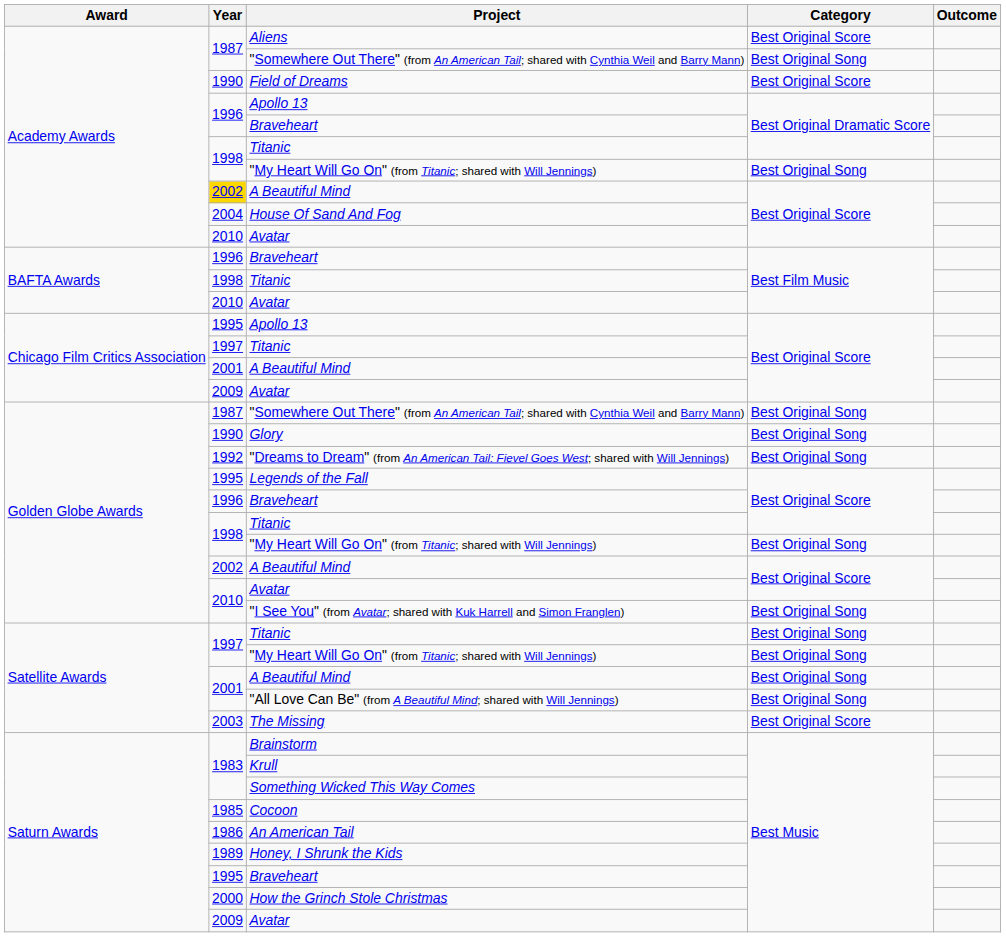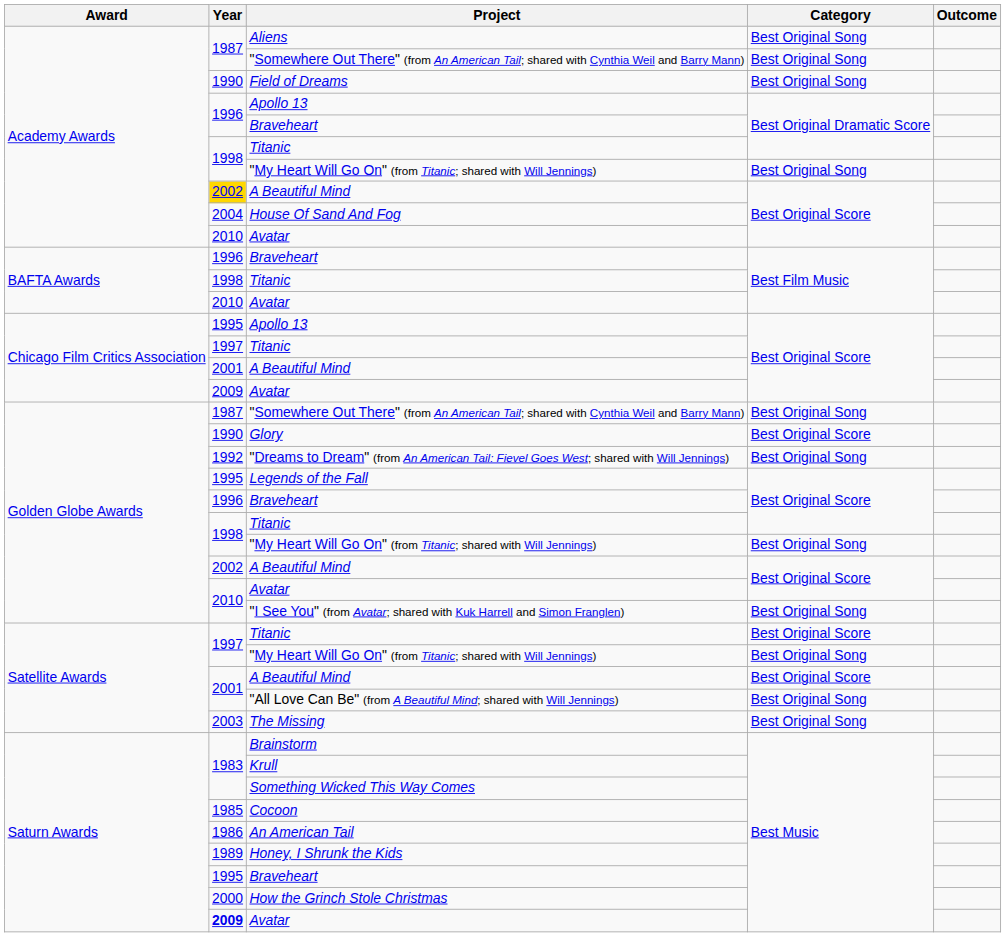(811, 37) Best Original Score -> (809, 37) Best Original Song
(811, 81) Best Original Score -> (809, 81) Best Original Song
(809, 434) Best Original Song -> (811, 434) Best Original Score
(809, 633) Best Original Song -> (811, 633) Best Original Score
(809, 677) Best Original Song -> (811, 677) Best Original Score
(811, 721) Best Original Score -> (809, 721) Best Original Song
(228, 920) normal -> (228, 920) bold
